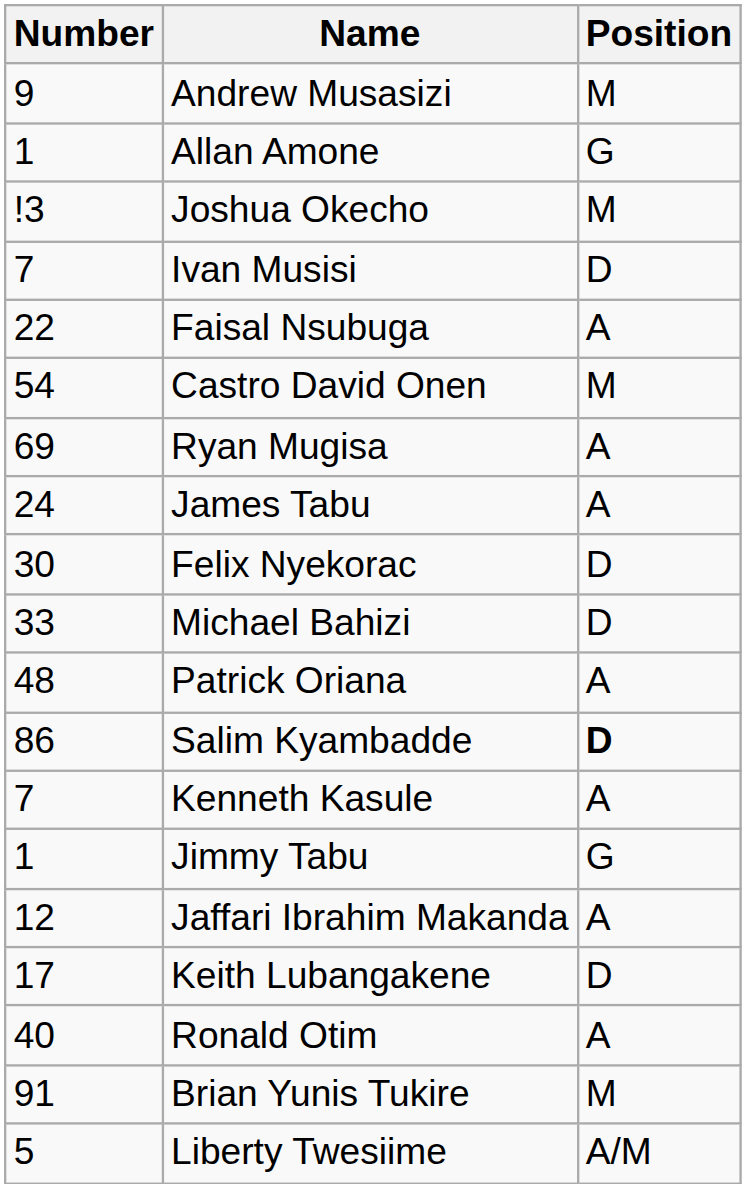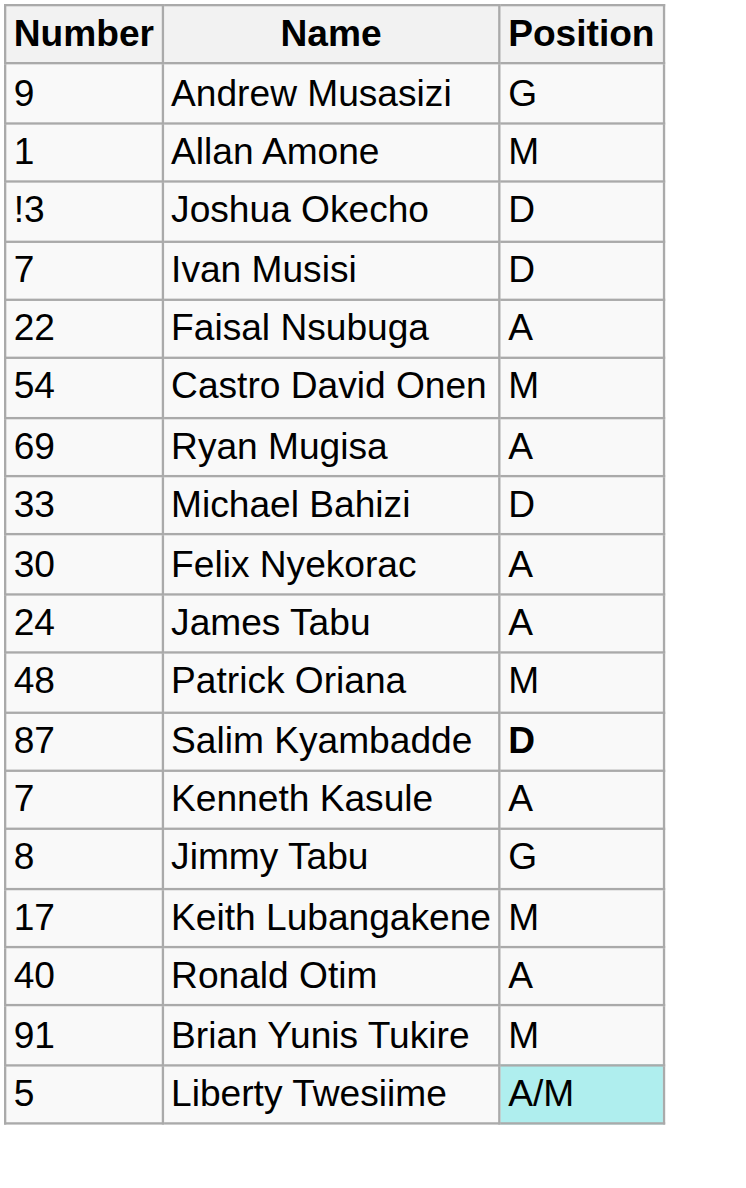(601, 92) M -> (523, 92) G
(600, 151) G -> (524, 151) M
(601, 210) M -> (522, 210) D
rows swapped: (271, 504) <-> (291, 622)
(599, 563) D -> (521, 563) A
(598, 681) A -> (524, 681) M
(34, 740) 86 -> (34, 740) 87
(24, 858) 1 -> (24, 858) 8
- row: (370, 916)
(599, 975) D -> (524, 916) M
(619, 1152) no background -> (541, 1093) paleturquoise background
